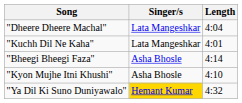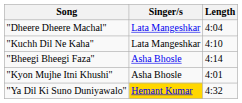(214, 43) 4:01 -> (214, 43) 4:10
(214, 75) 4:10 -> (214, 75) 4:01
